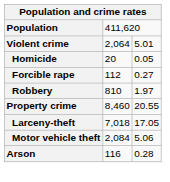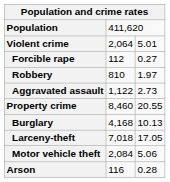- row: (32, 59)
+ row: (55, 91)
+ row: (30, 122)
